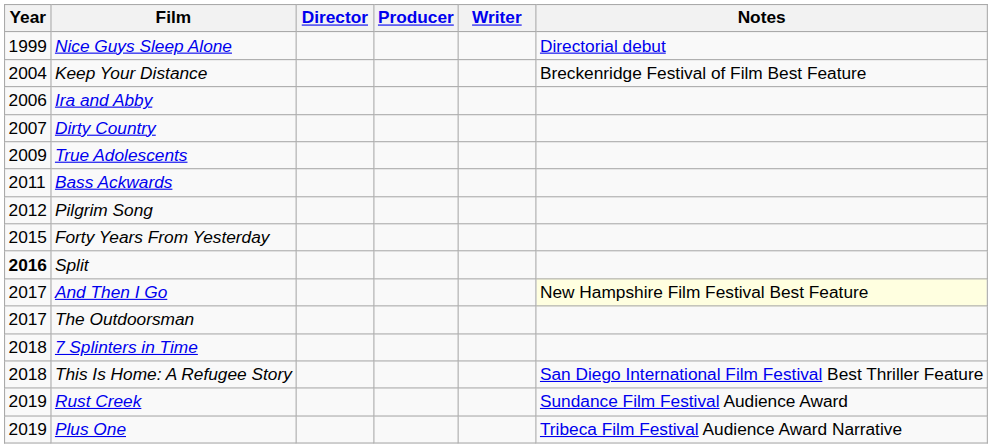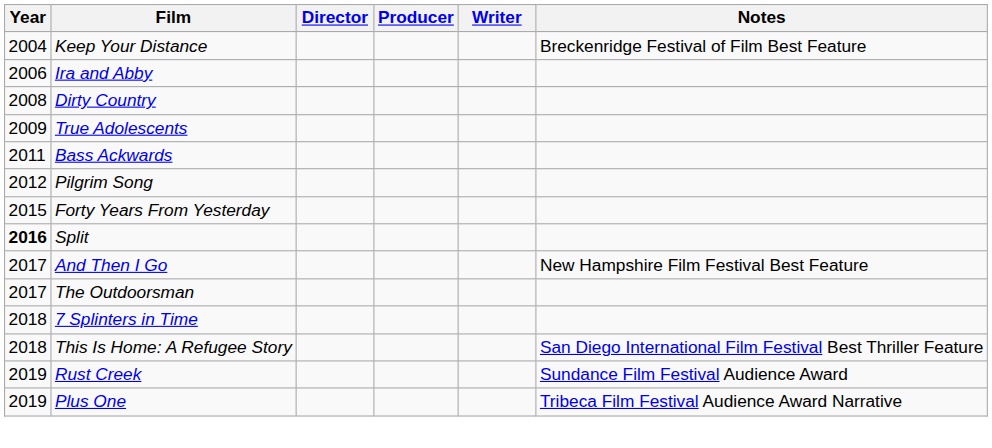- row: (143, 45)
(28, 127) 2007 -> (28, 100) 2008
(704, 292) lightyellow background -> (704, 264) no background
